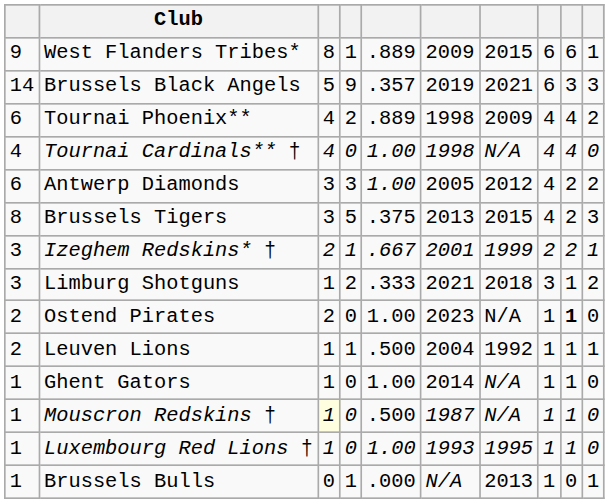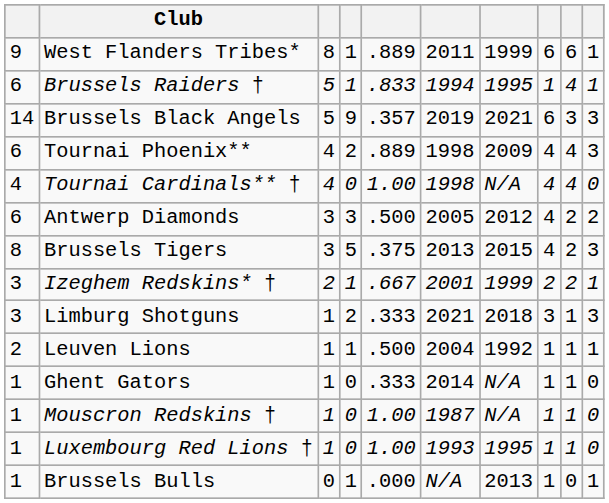(450, 55) 2009 -> (450, 55) 2011
(509, 55) 2015 -> (509, 55) 1999
+ row: (154, 87)
(593, 120) 2 -> (593, 153) 3
(391, 186) 1.00 -> (391, 219) .500
(593, 285) 2 -> (593, 318) 3
- row: (130, 318)
(391, 383) 1.00 -> (391, 383) .333
(329, 416) lightyellow background -> (329, 416) no background
(391, 416) .500 -> (391, 416) 1.00
